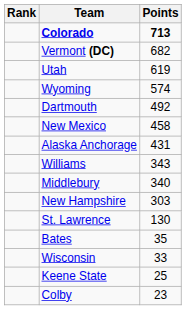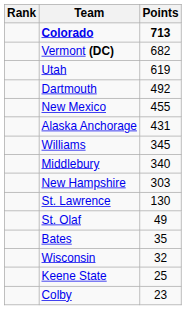- row: (66, 88)
(161, 126) 458 -> (161, 107) 455
(161, 164) 343 -> (161, 145) 345
+ row: (61, 220)
(161, 257) 33 -> (161, 257) 32
